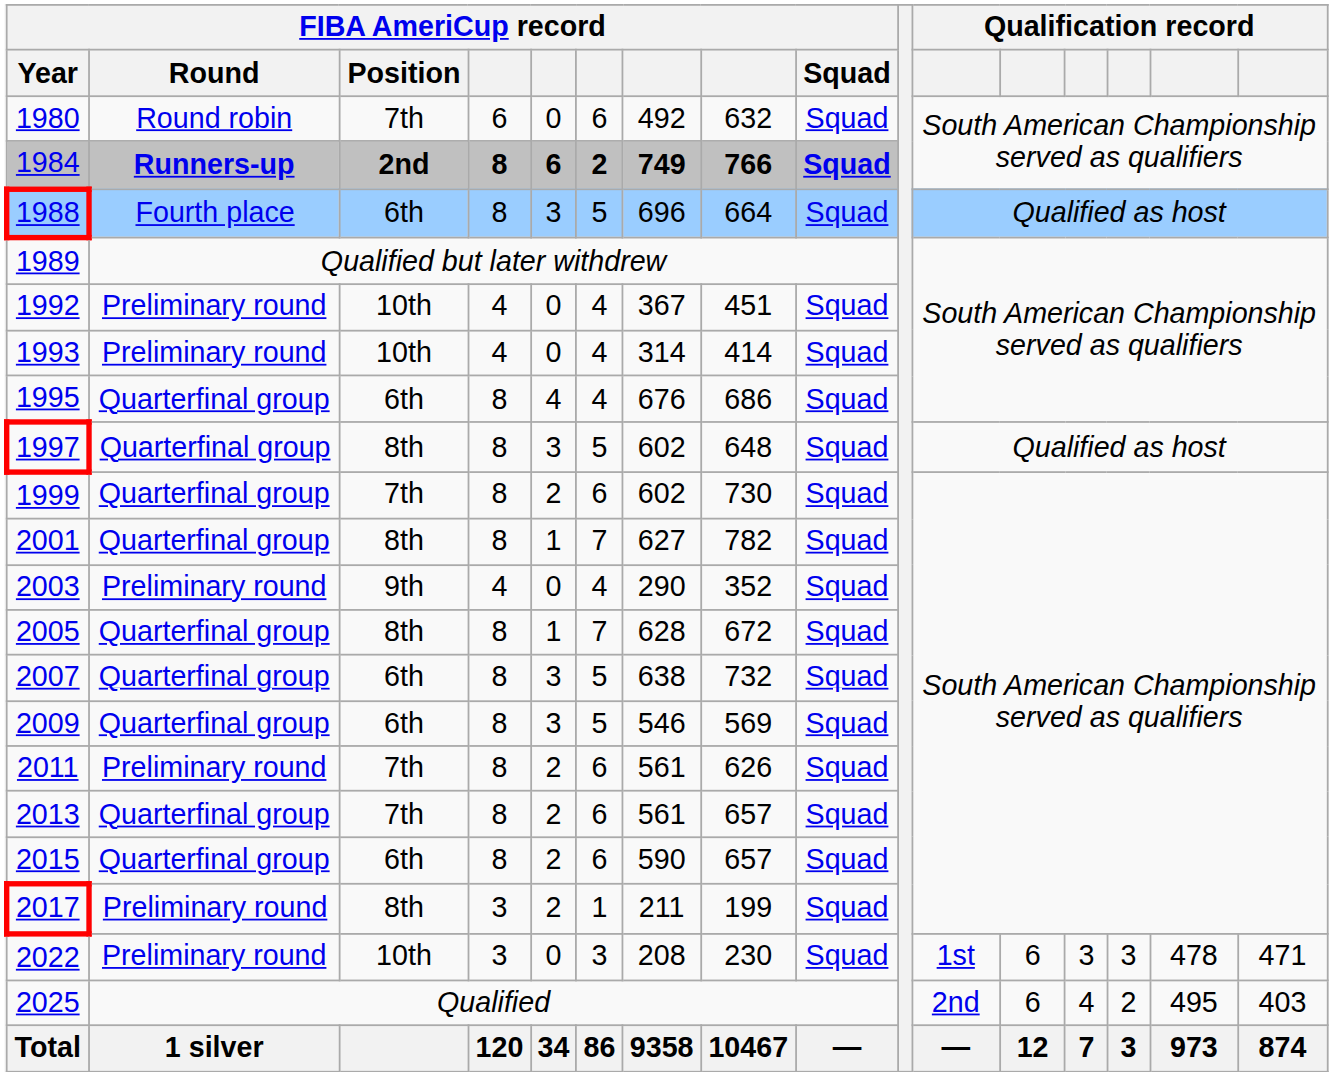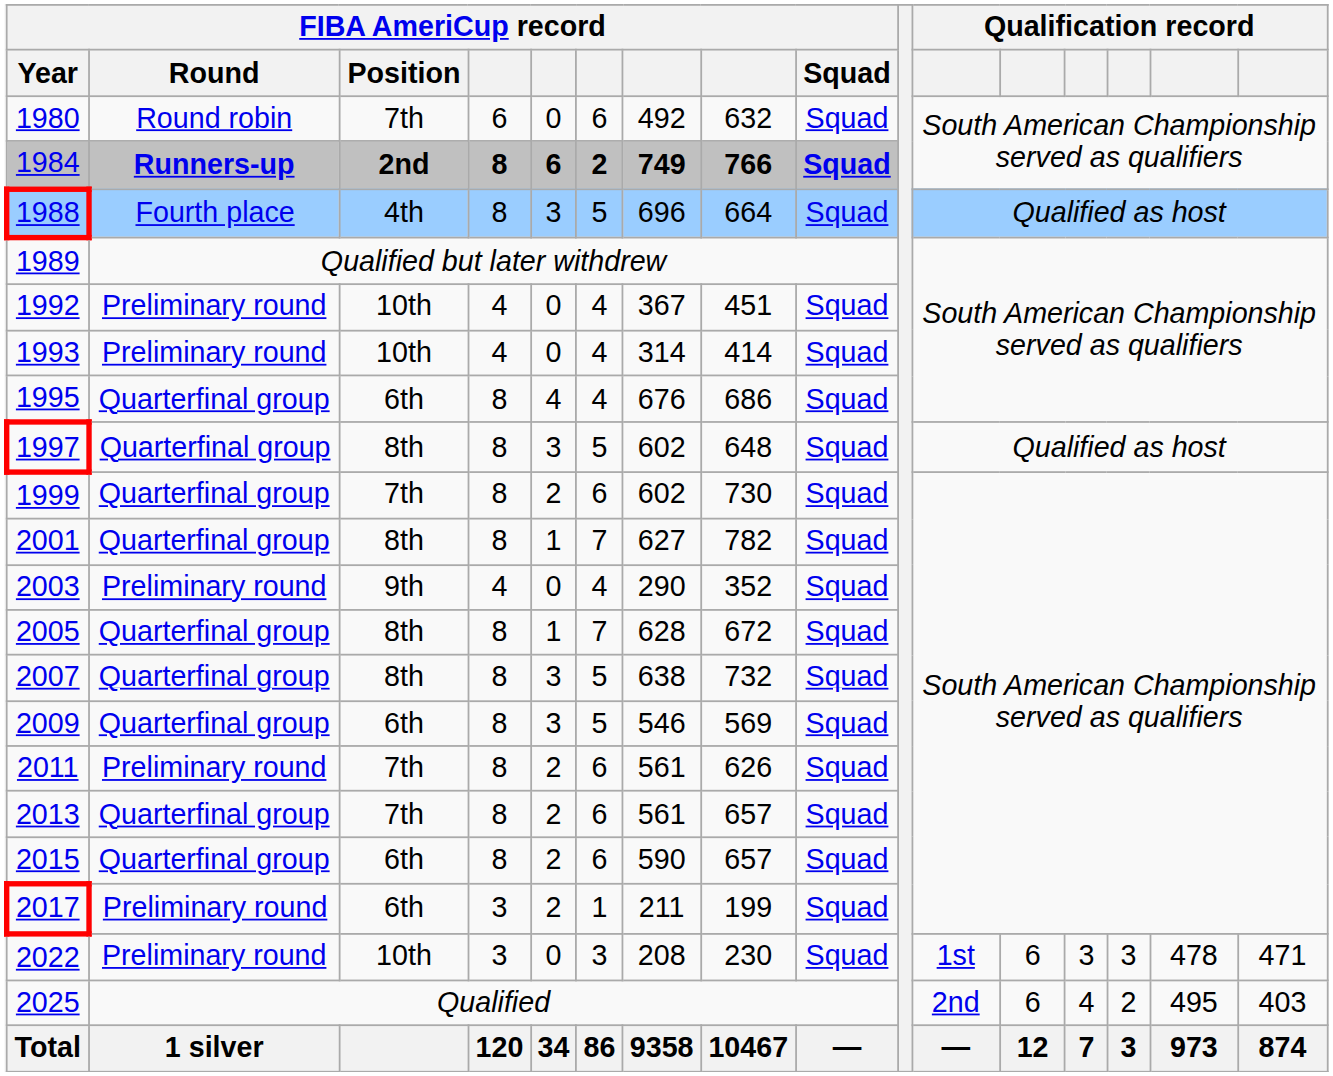(404, 212) 6th -> (404, 212) 4th
(404, 677) 6th -> (404, 677) 8th
(404, 908) 8th -> (404, 908) 6th
